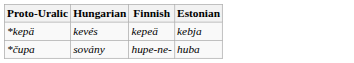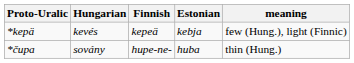+ column: (286, 13)
